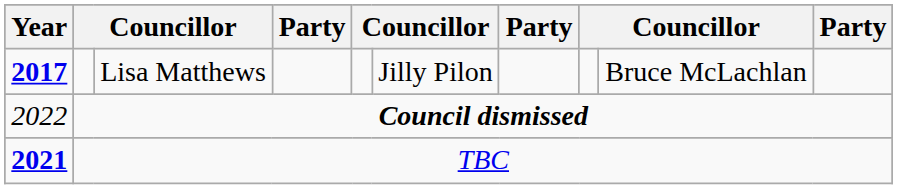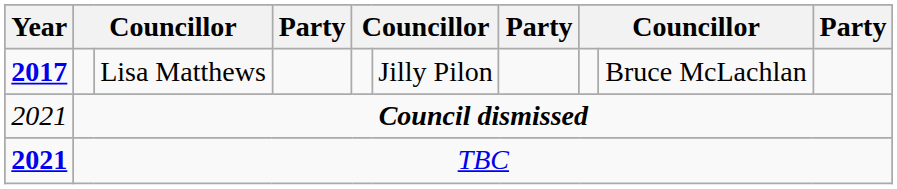(39, 115) 2022 -> (39, 115) 2021
